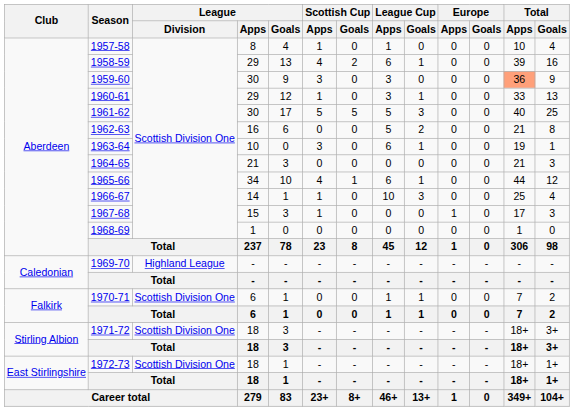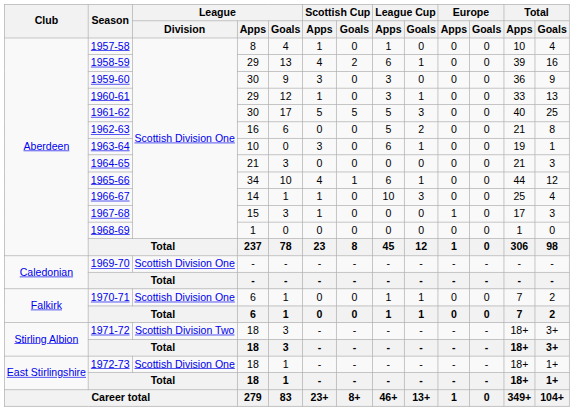(519, 79) lightsalmon background -> (519, 79) no background
(185, 264) Highland League -> (185, 264) Scottish Division One
(185, 331) Scottish Division One -> (185, 331) Scottish Division Two
